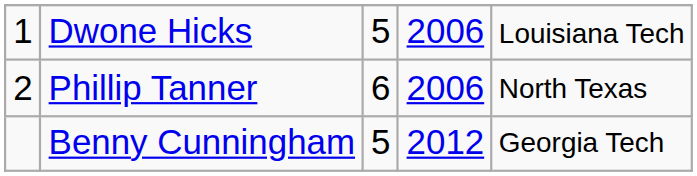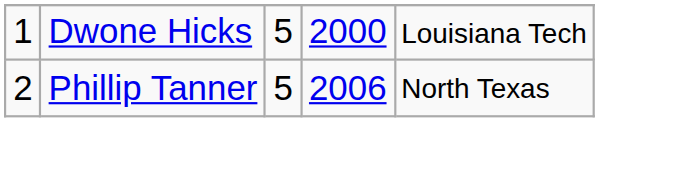(445, 32) 2006 -> (348, 32) 2000
(381, 87) 6 -> (283, 87) 5
- row: (202, 142)
